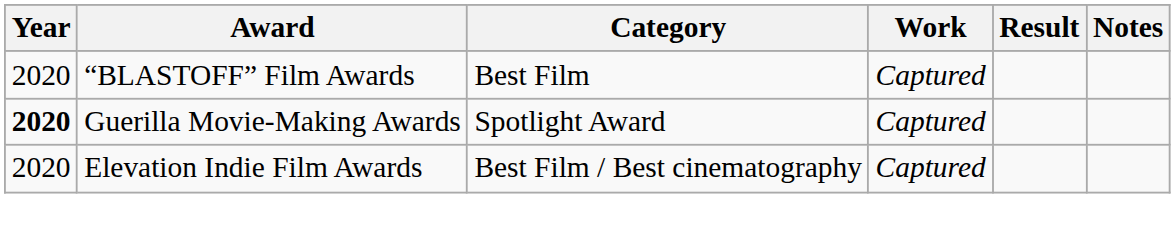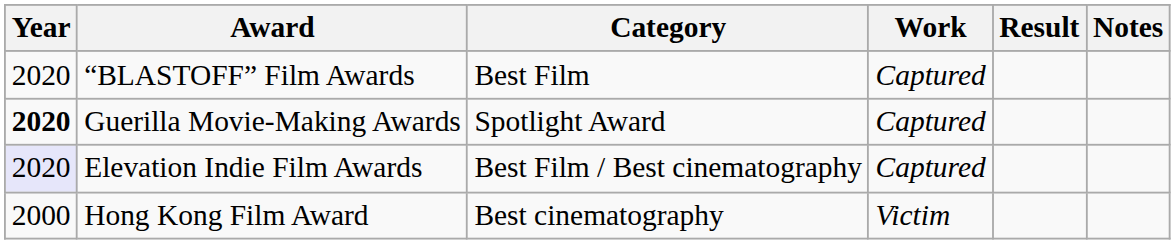(41, 167) no background -> (41, 167) lavender background
+ row: (226, 214)
